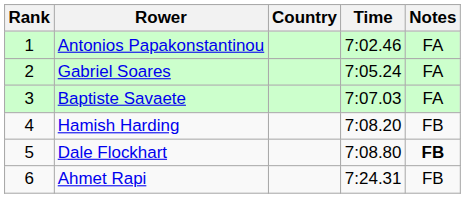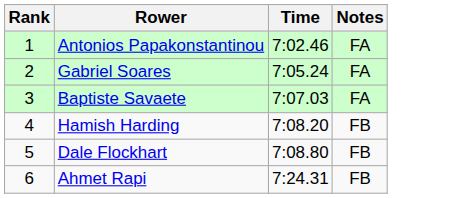- column: (305, 17)
(433, 152) bold -> (360, 152) normal
